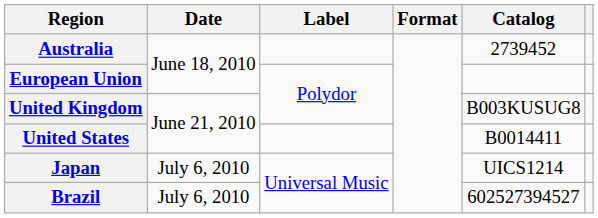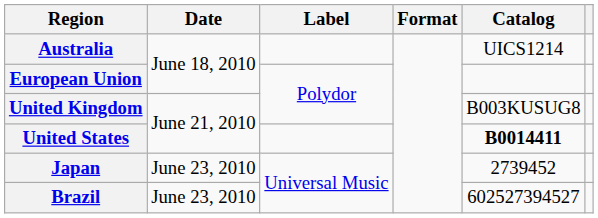(523, 49) 2739452 -> (523, 49) UICS1214
(523, 138) normal -> (523, 138) bold
(203, 167) July 6, 2010 -> (203, 167) June 23, 2010
(523, 167) UICS1214 -> (523, 167) 2739452
(203, 197) July 6, 2010 -> (203, 197) June 23, 2010
